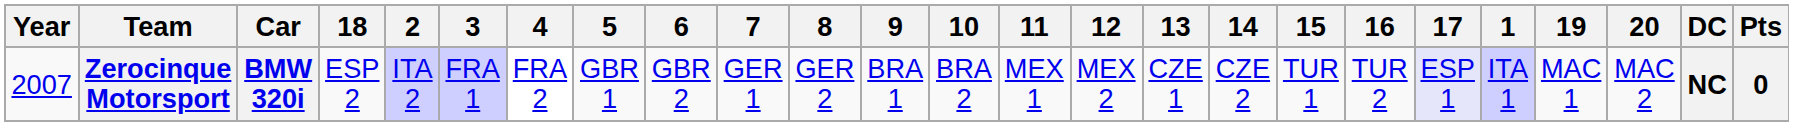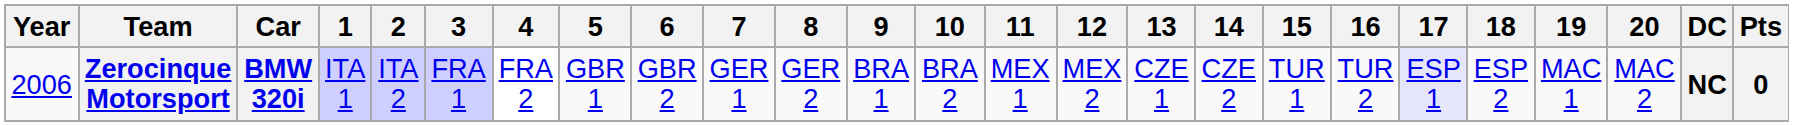columns swapped: (1508, 26) <-> (352, 26)
(42, 84) 2007 -> (42, 84) 2006
